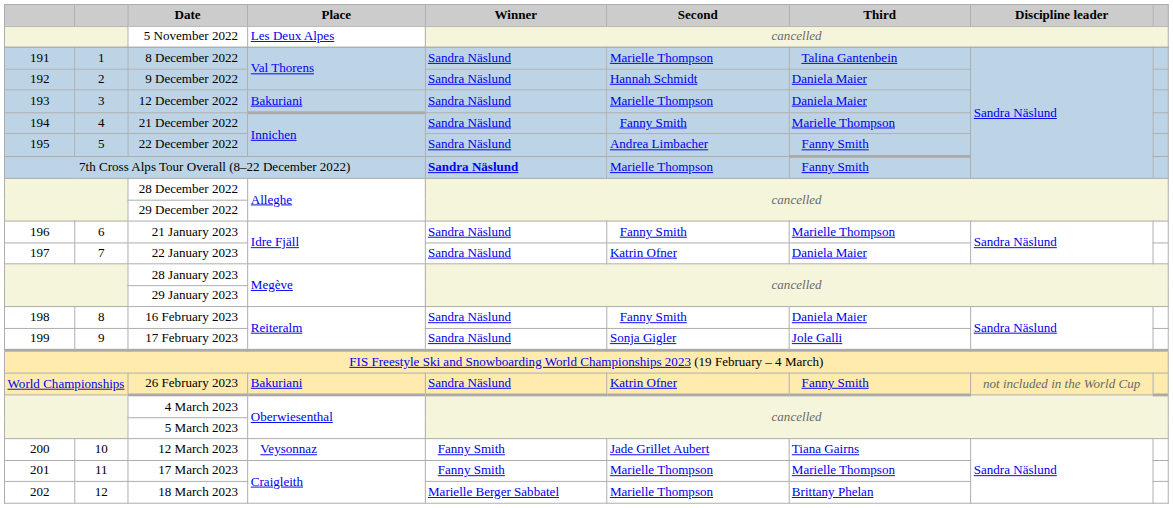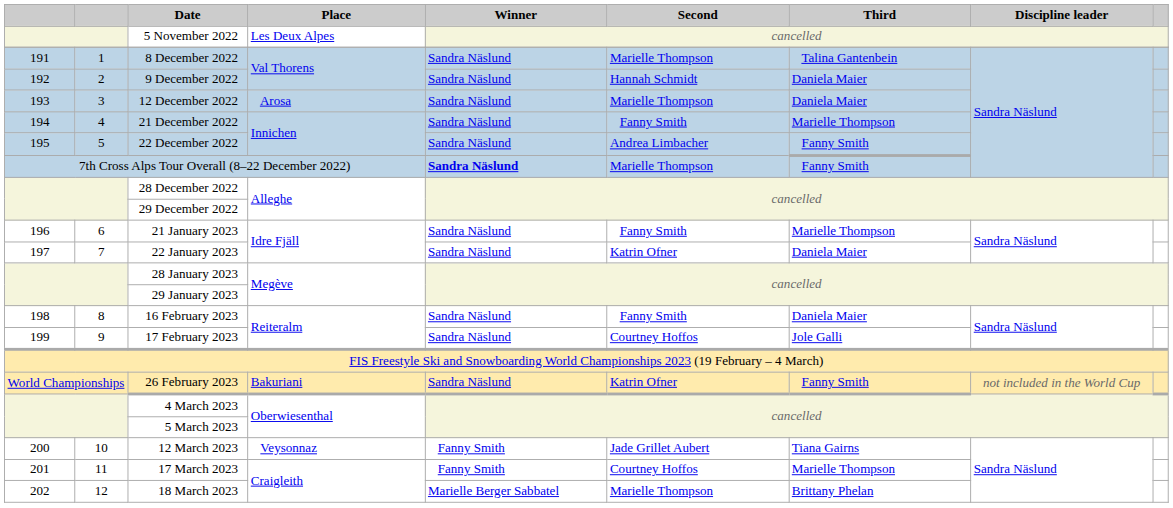(277, 100) Bakuriani -> (271, 100) Arosa
(643, 338) Sonja Gigler -> (654, 337) Courtney Hoffos
(661, 470) Marielle Thompson -> (654, 469) Courtney Hoffos
